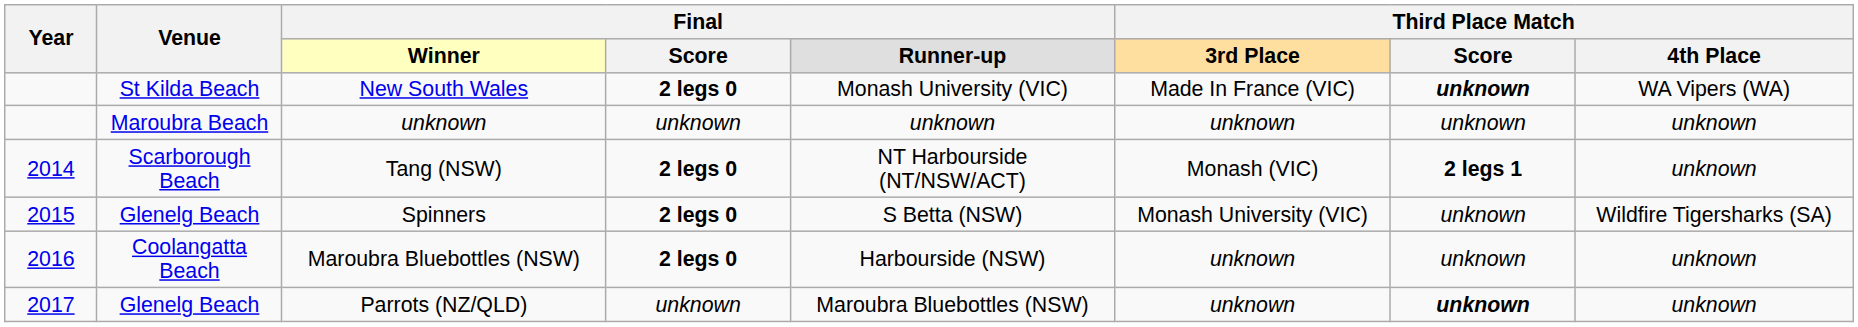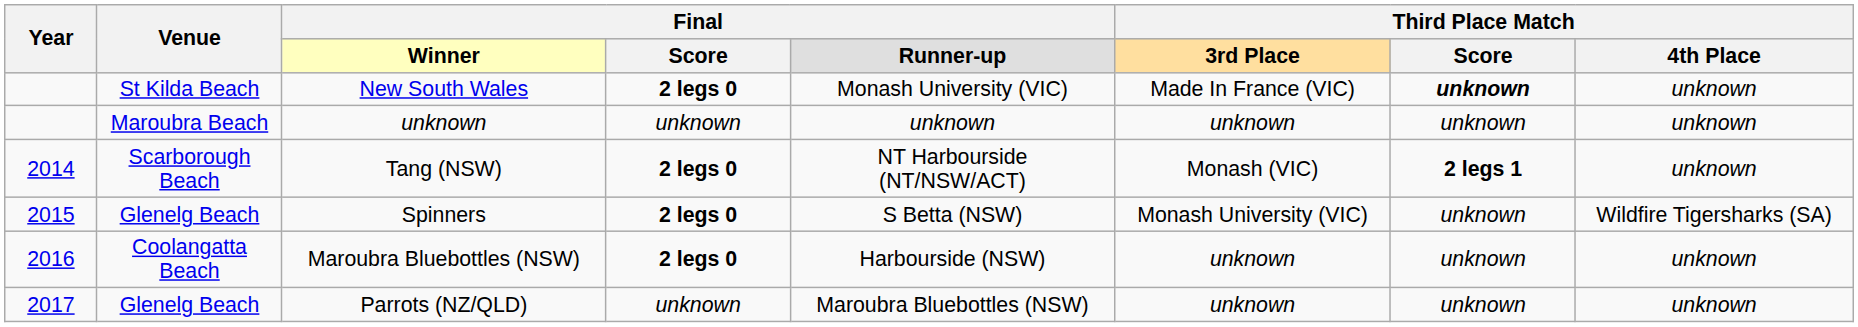(1714, 89) WA Vipers (WA) -> (1714, 89) unknown
(1483, 305) bold -> (1483, 305) normal
